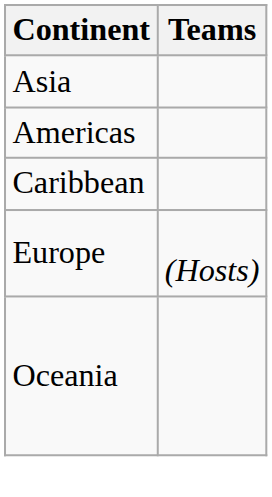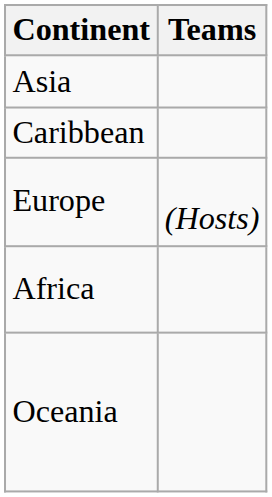- row: (74, 132)
+ row: (53, 288)
